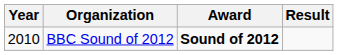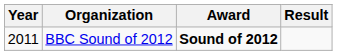(24, 38) 2010 -> (23, 38) 2011
